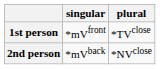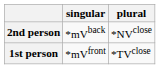rows swapped: (34, 32) <-> (34, 53)
